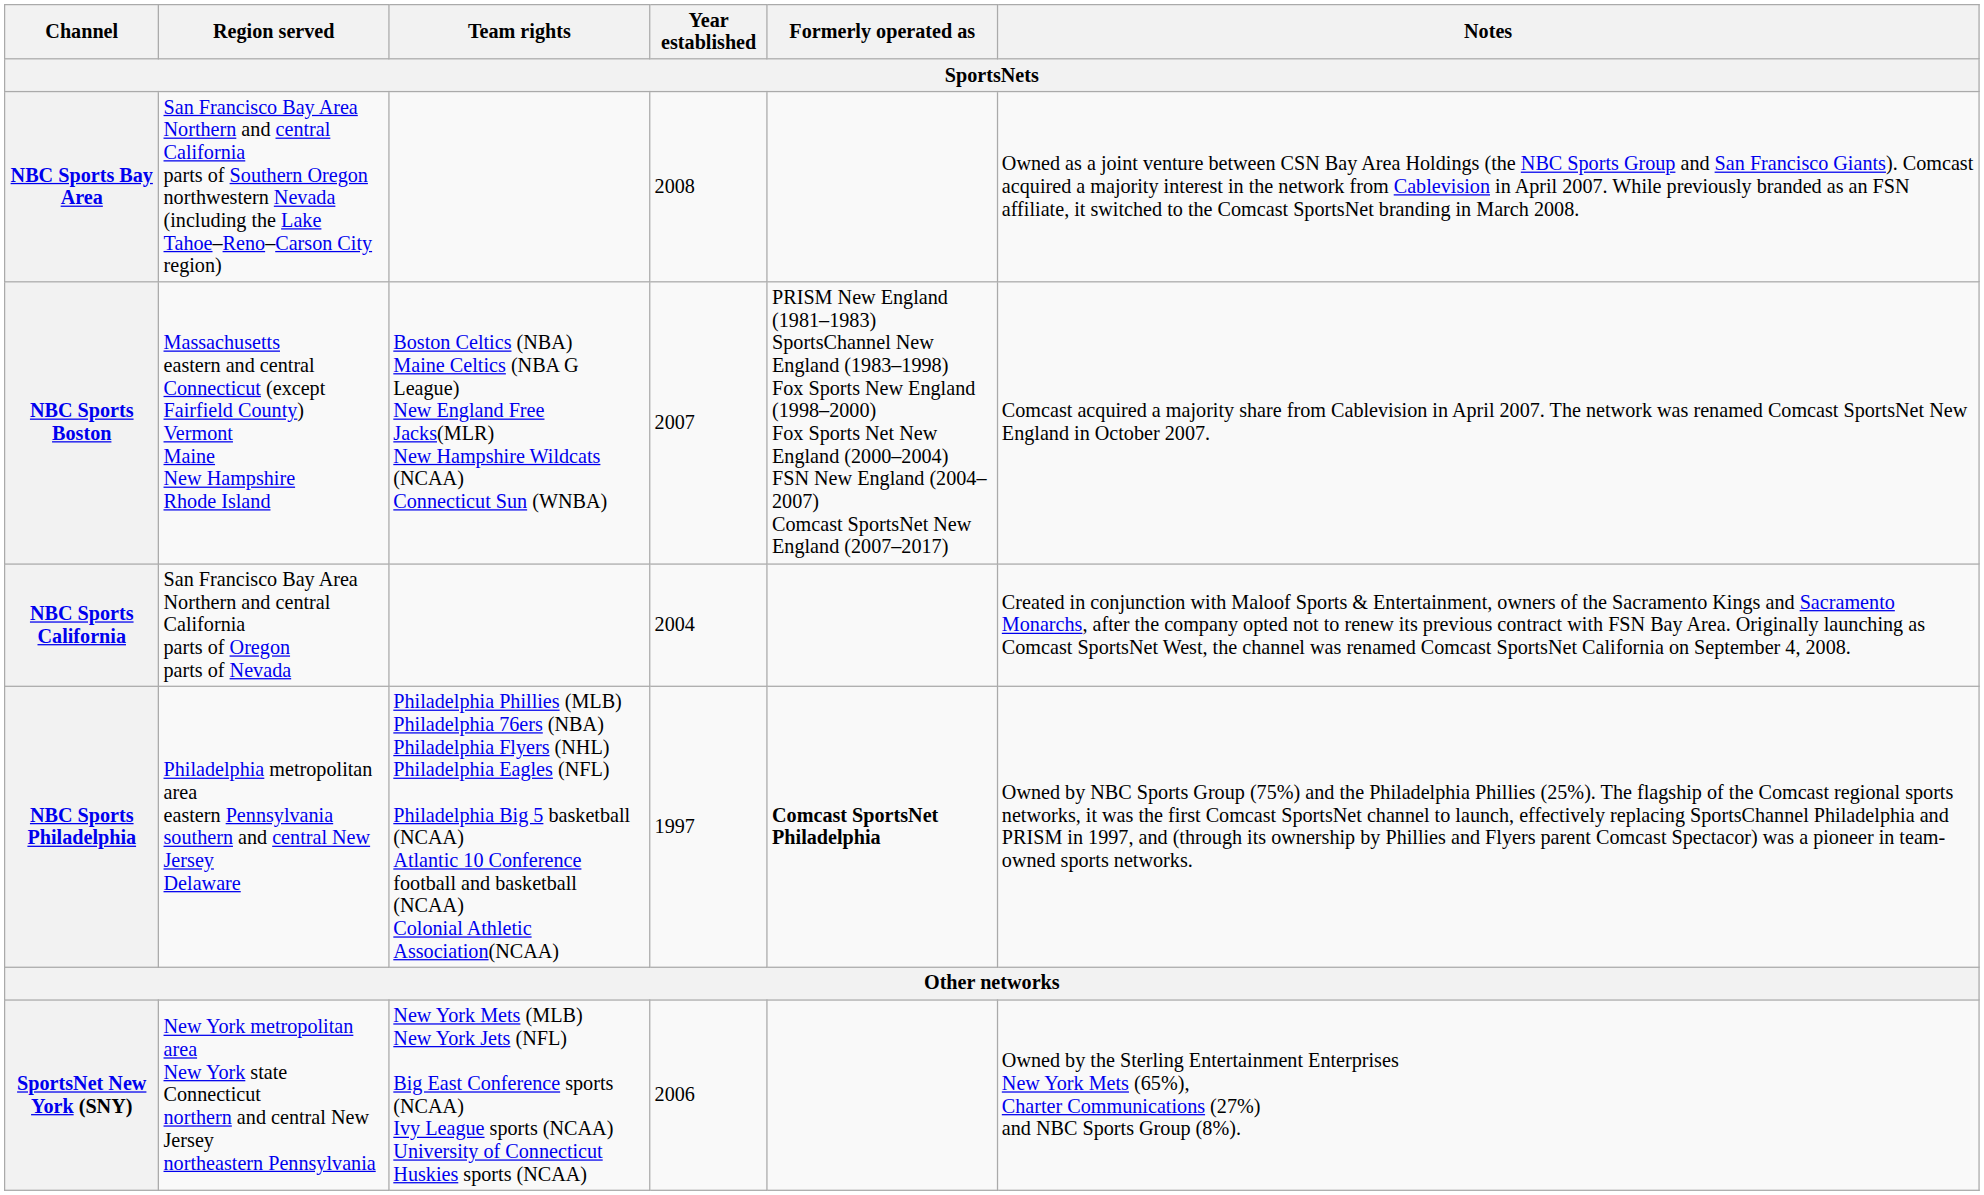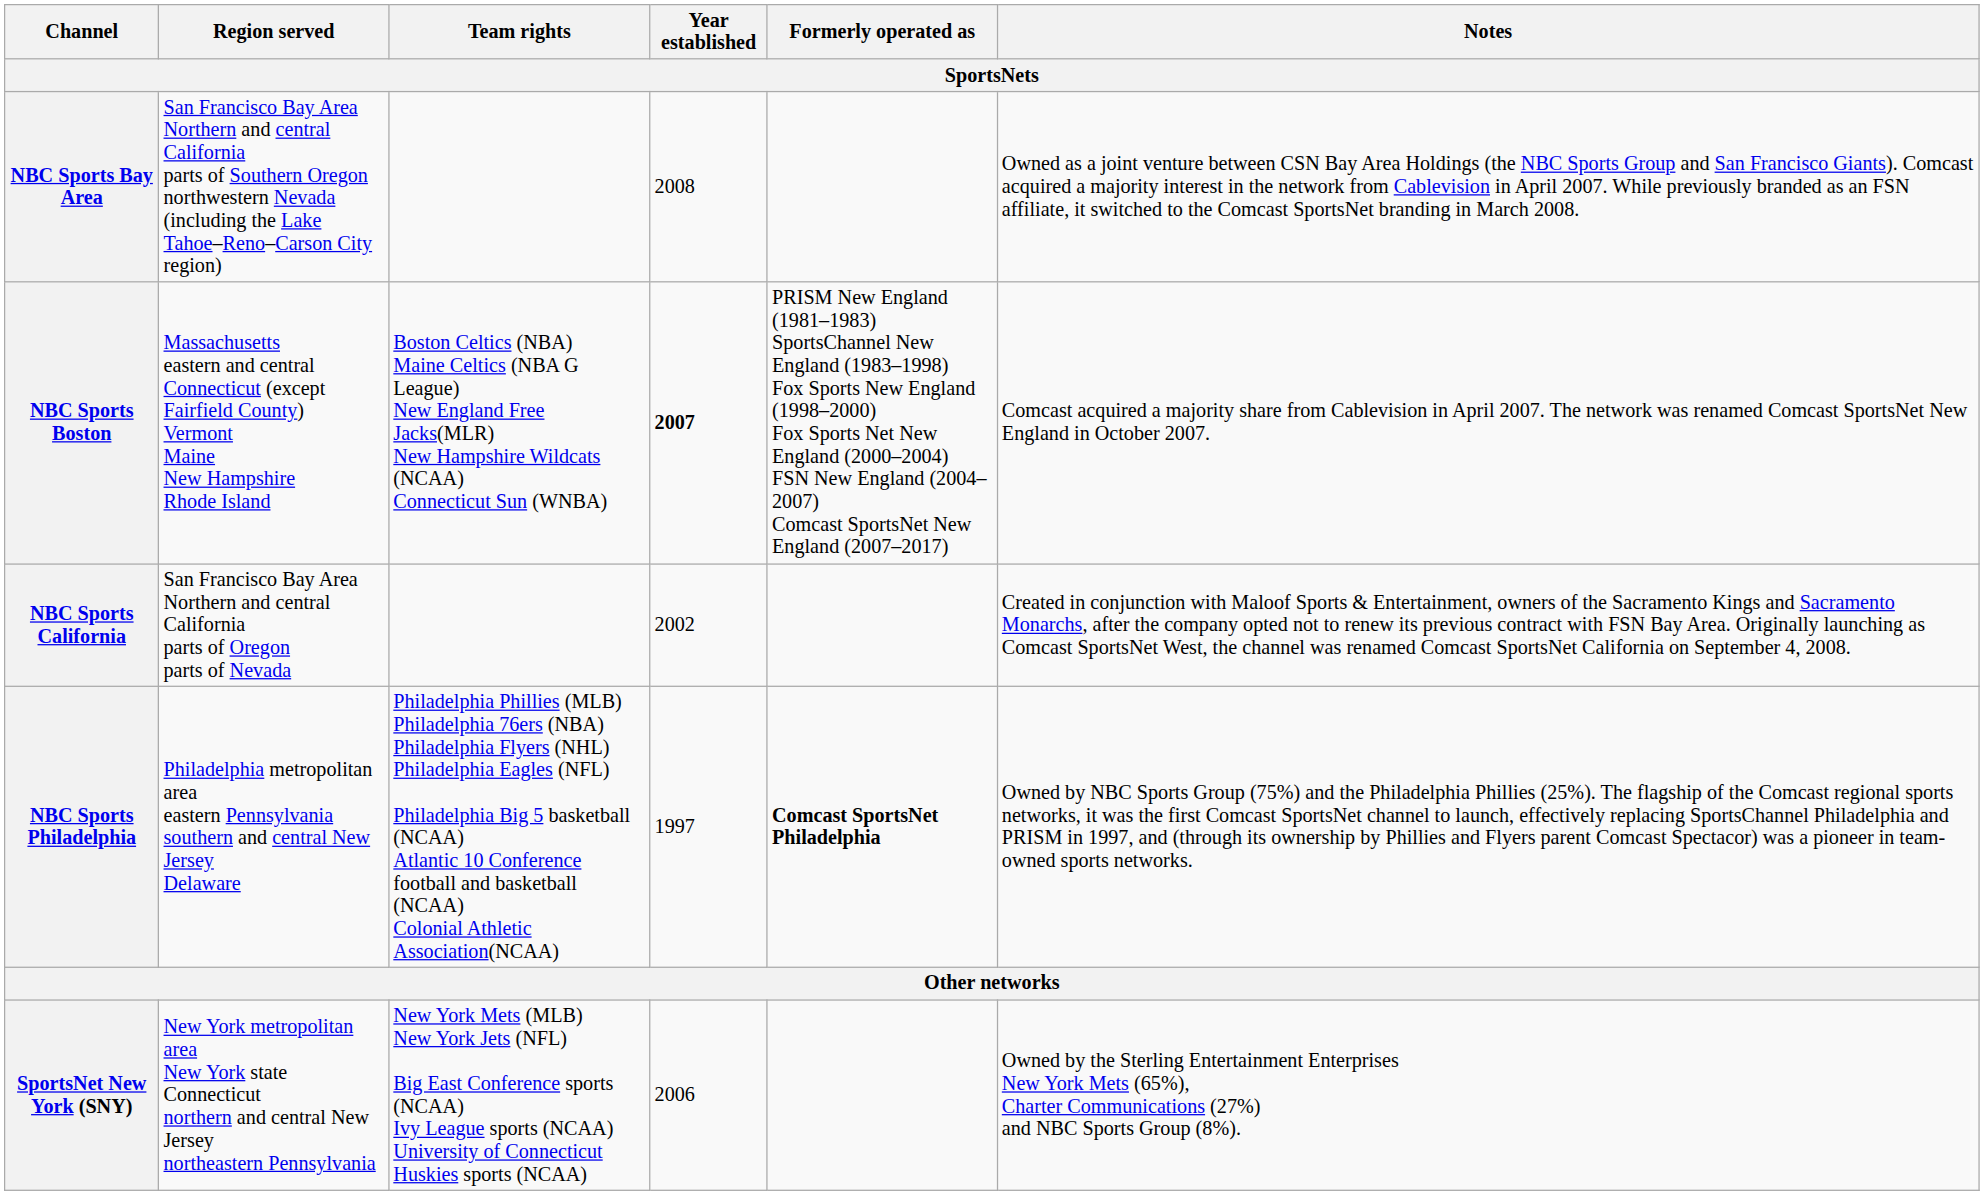(675, 422) normal -> (675, 422) bold
(675, 624) 2004 -> (675, 624) 2002
